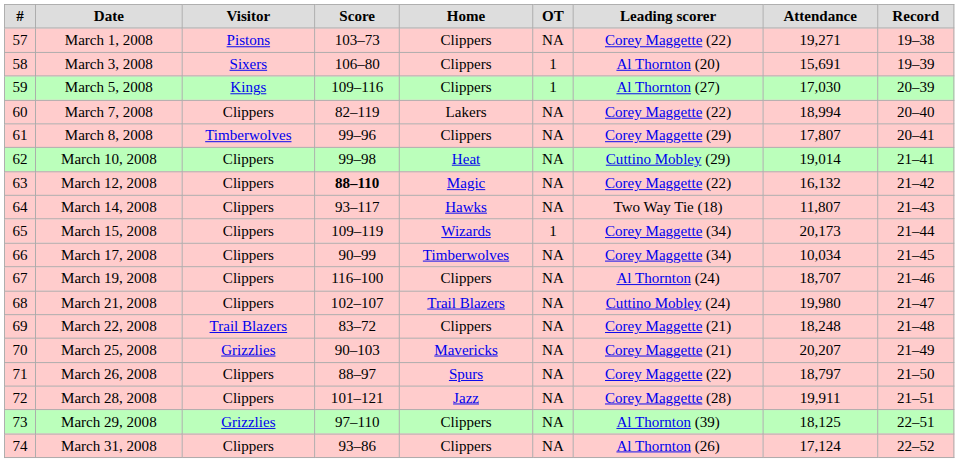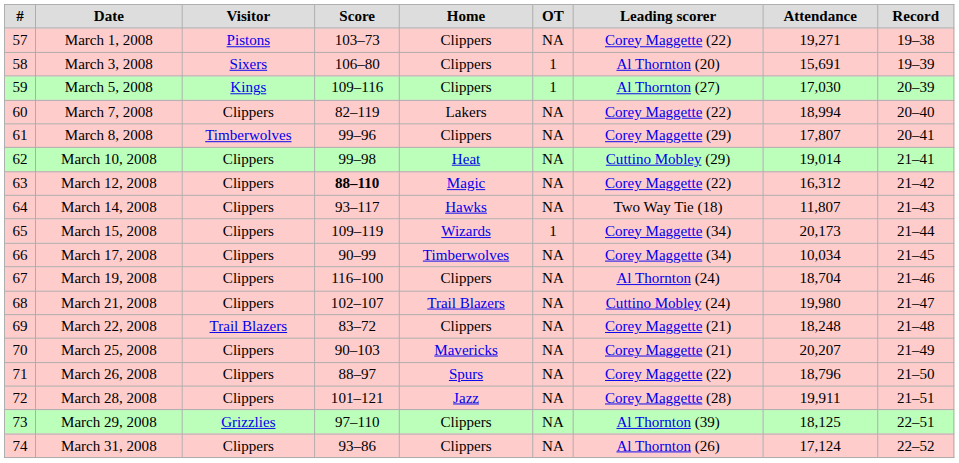(820, 183) 16,132 -> (820, 183) 16,312
(820, 278) 18,707 -> (820, 278) 18,704
(248, 350) Grizzlies -> (248, 350) Clippers
(820, 374) 18,797 -> (820, 374) 18,796
